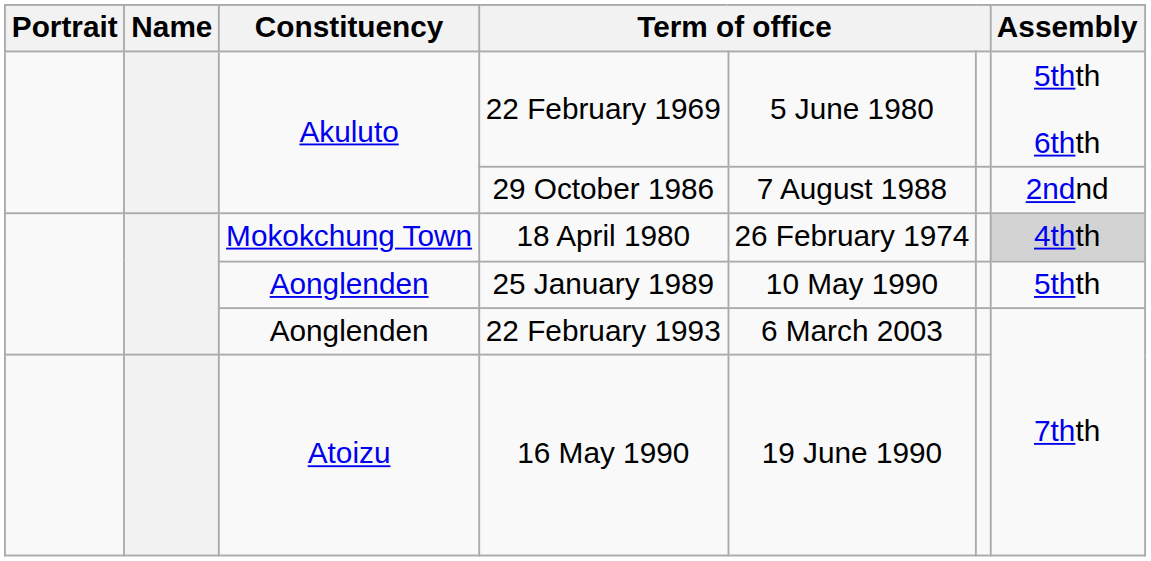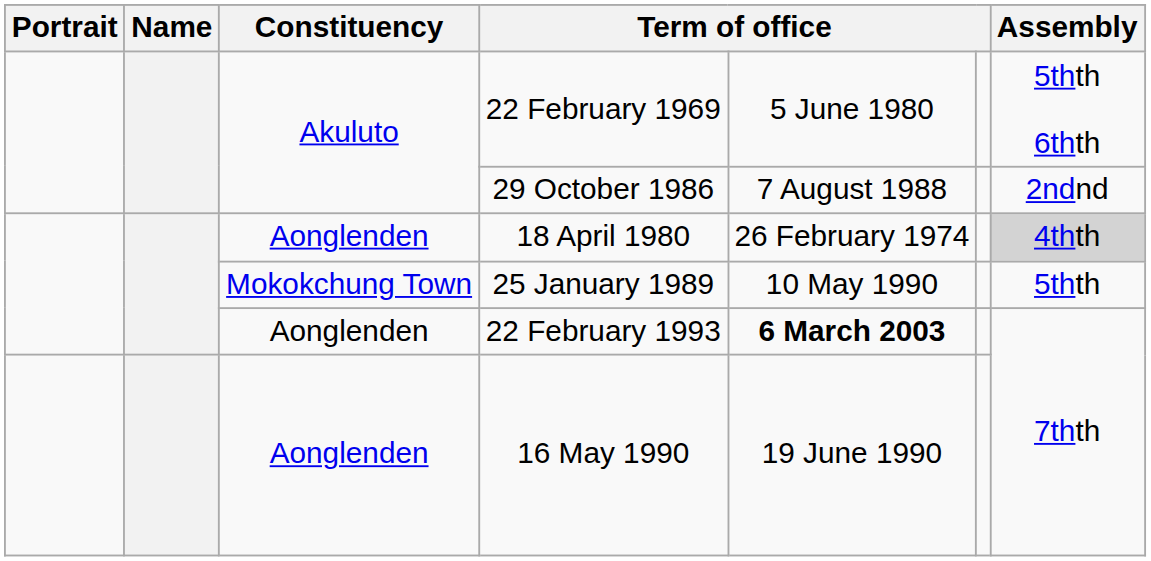(349, 236) Mokokchung Town -> (349, 236) Aonglenden
(349, 283) Aonglenden -> (349, 283) Mokokchung Town
(852, 331) normal -> (852, 331) bold
(349, 454) Atoizu -> (349, 454) Aonglenden
